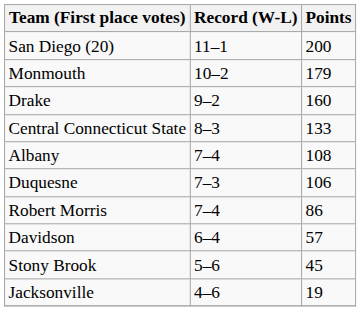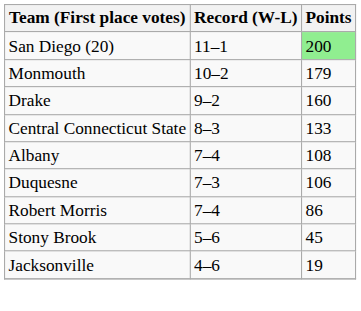(318, 45) no background -> (318, 45) lightgreen background
- row: (42, 237)
